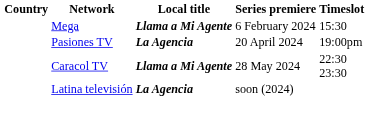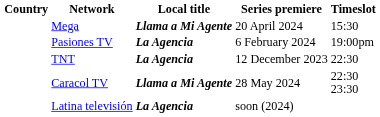(275, 25) 6 February 2024 -> (269, 25) 20 April 2024
(269, 42) 20 April 2024 -> (275, 42) 6 February 2024
+ row: (63, 59)
